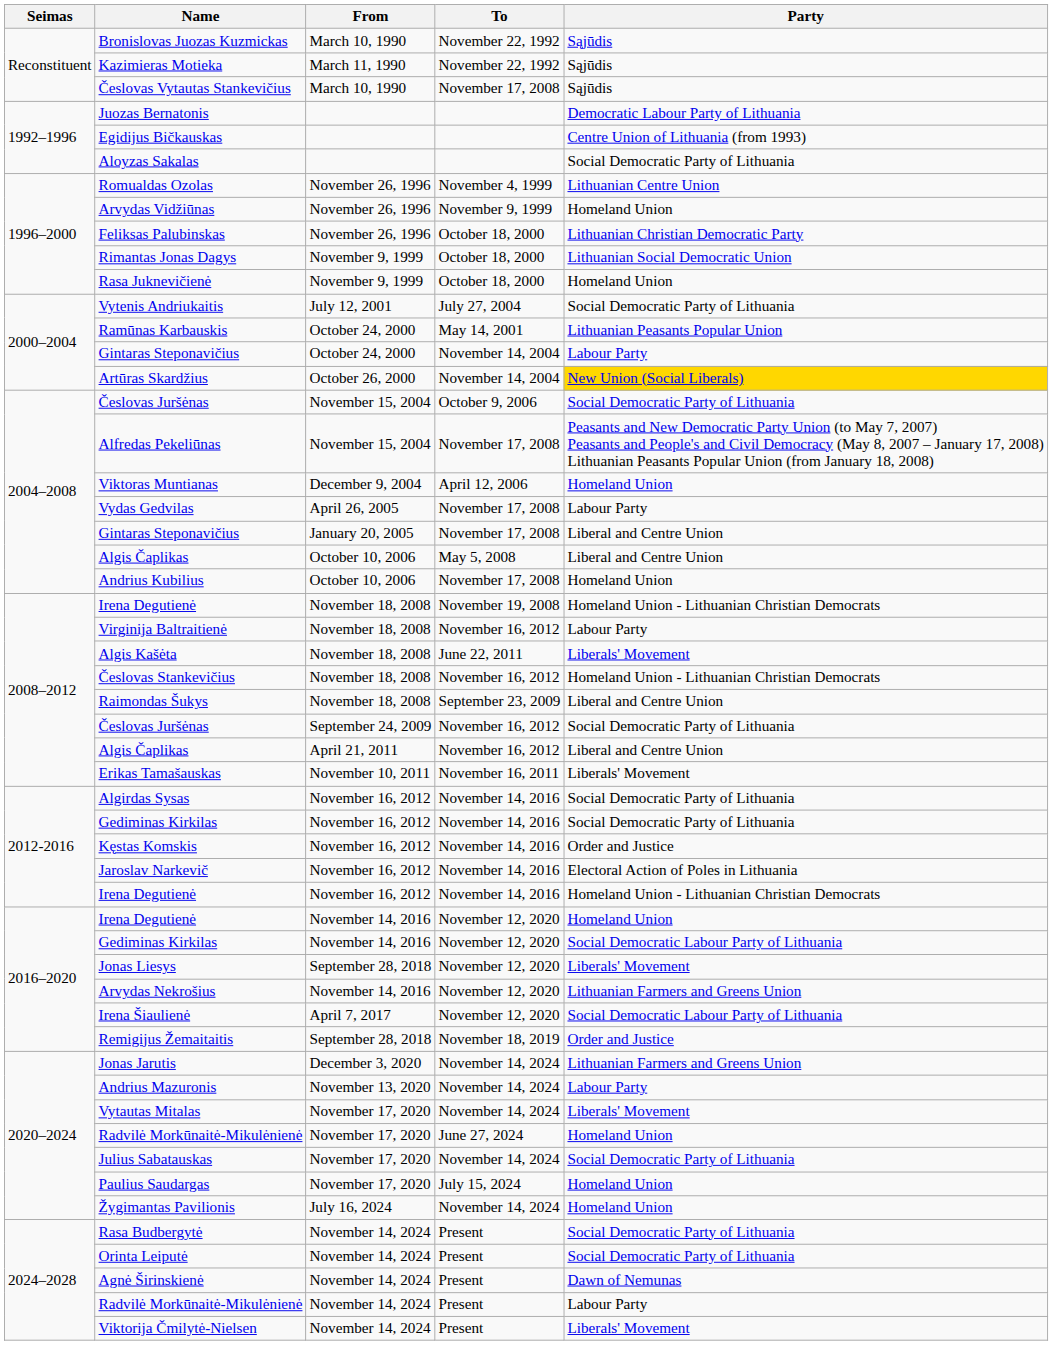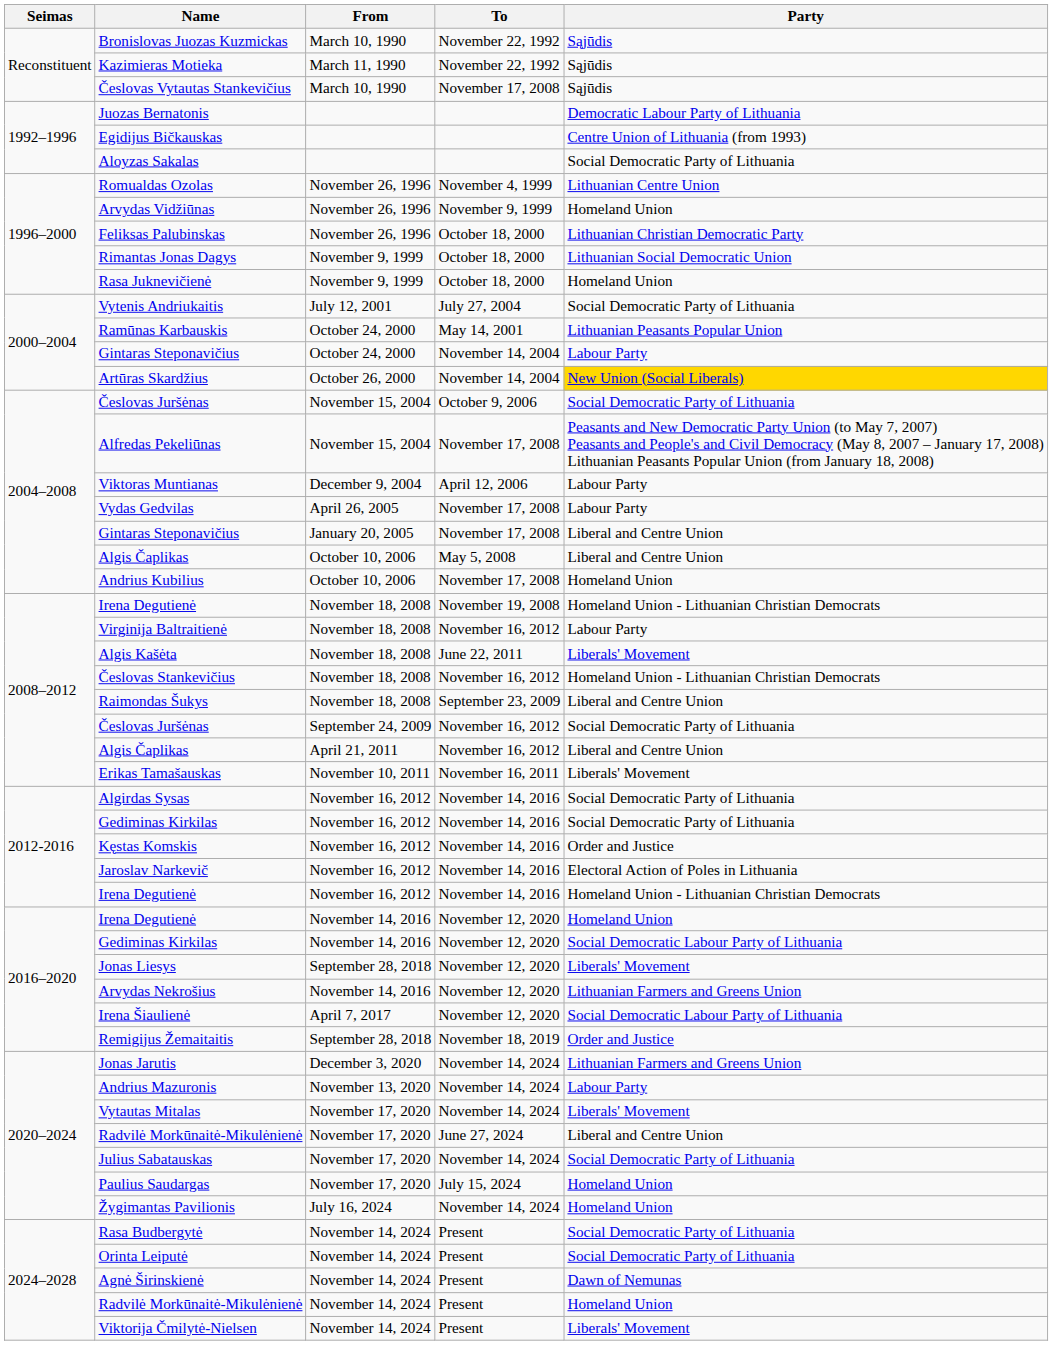(620, 484) Homeland Union -> (607, 484) Labour Party
(620, 1135) Homeland Union -> (645, 1135) Liberal and Centre Union
(607, 1304) Labour Party -> (620, 1304) Homeland Union
